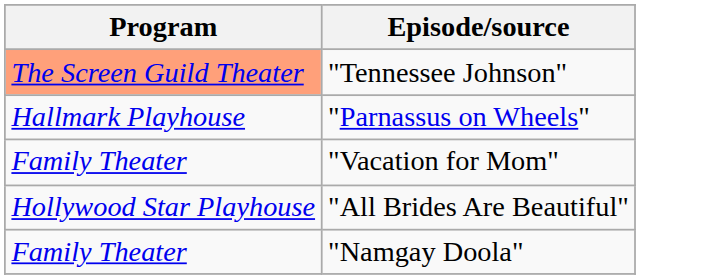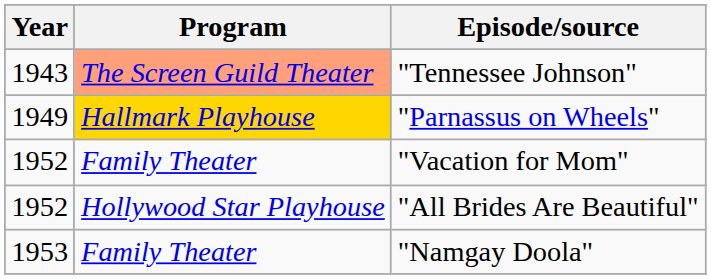+ column: (40, 26)
(128, 116) no background -> (198, 116) gold background
